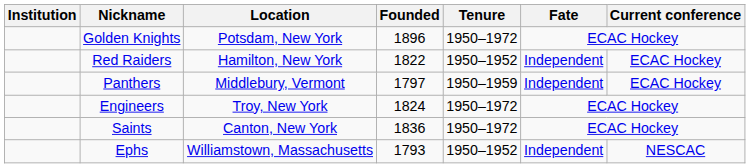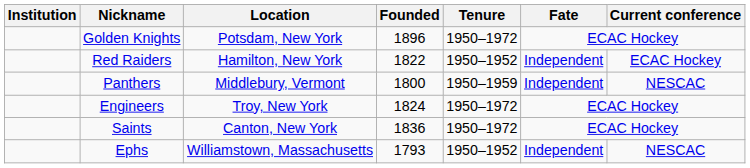(410, 83) 1797 -> (410, 83) 1800
(676, 83) ECAC Hockey -> (676, 83) NESCAC
